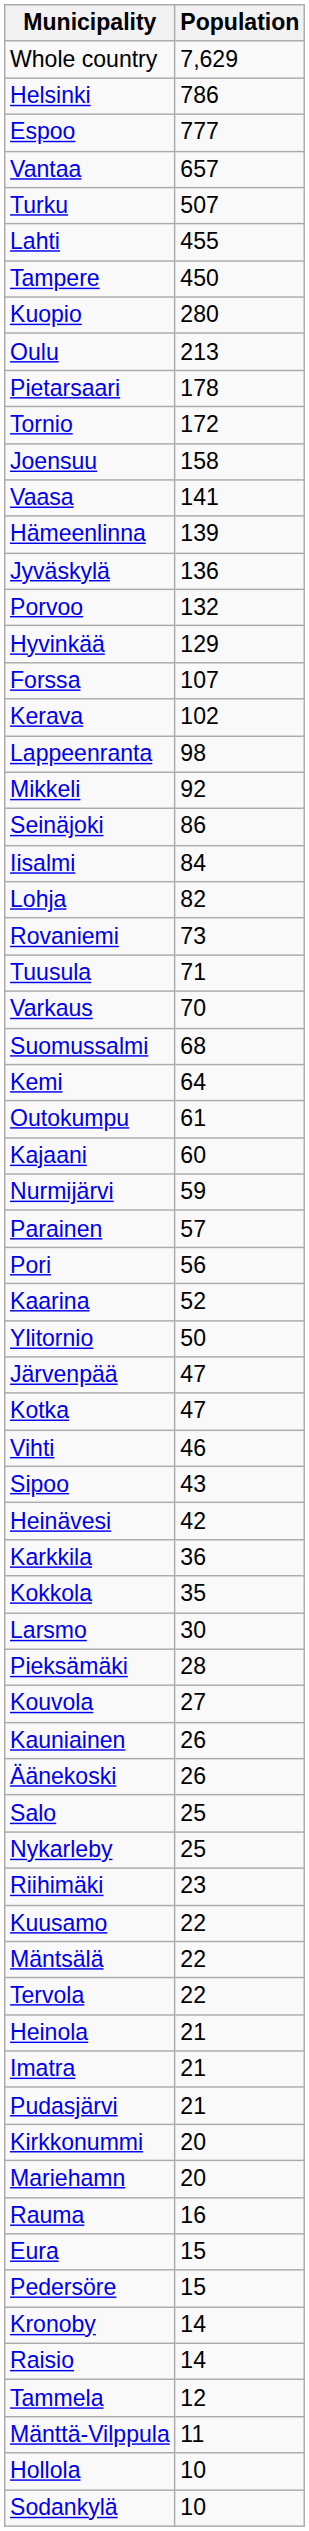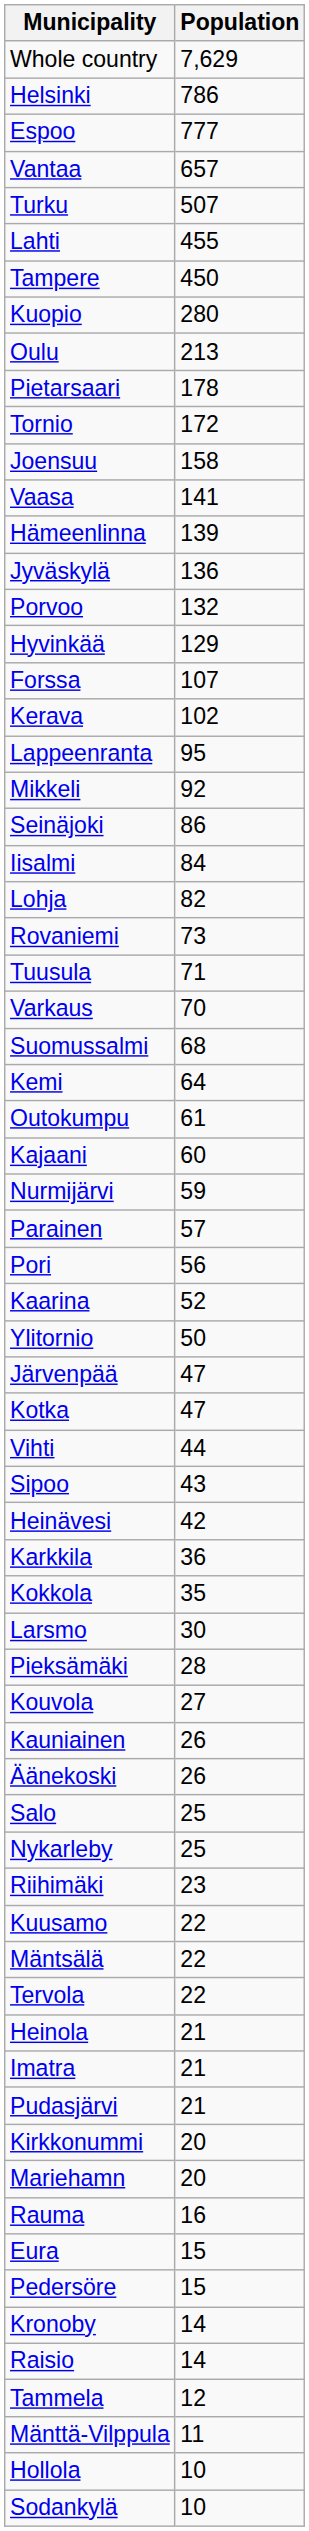(193, 753) 98 -> (193, 753) 95
(193, 1447) 46 -> (193, 1447) 44
